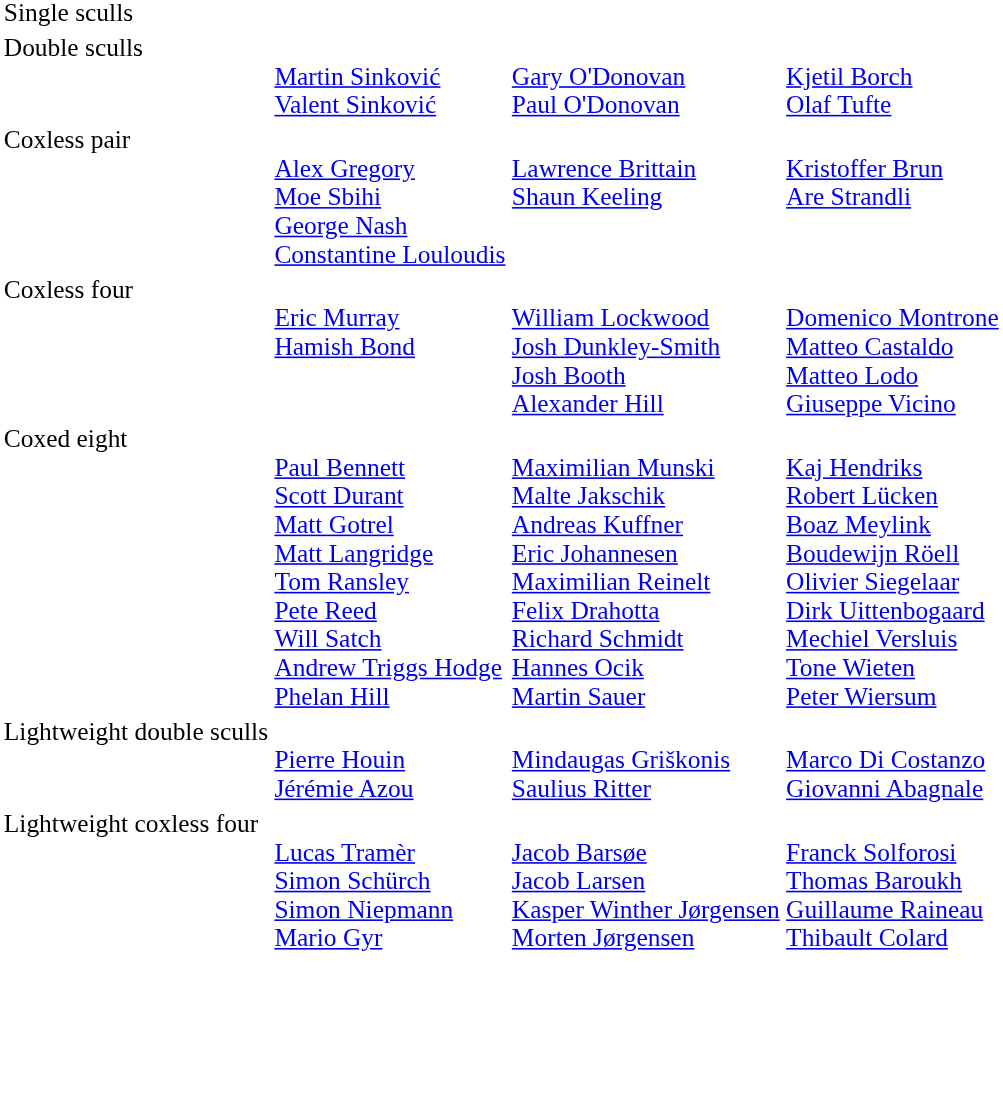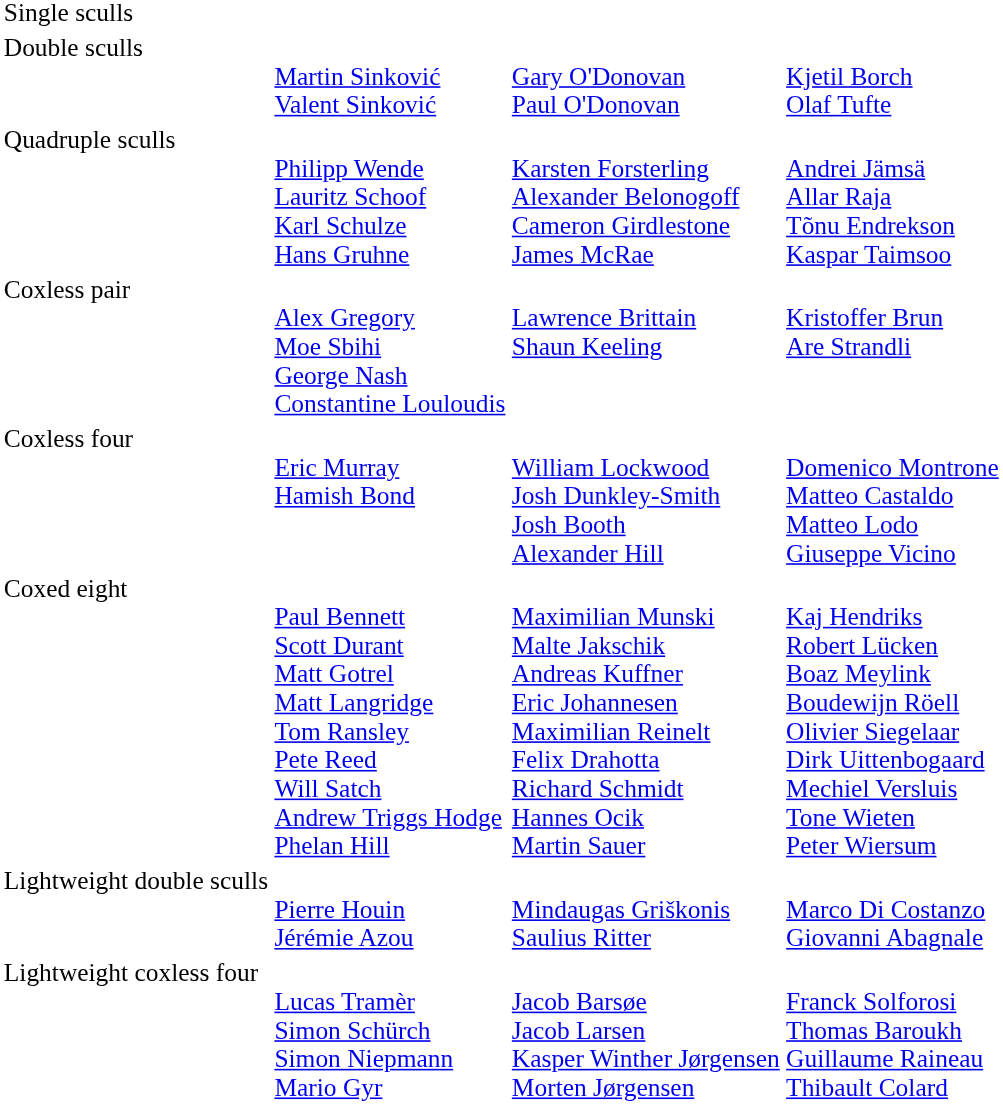+ row: (90, 139)
